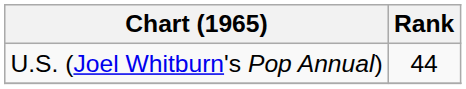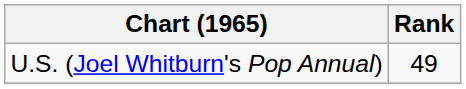(424, 63) 44 -> (424, 63) 49
